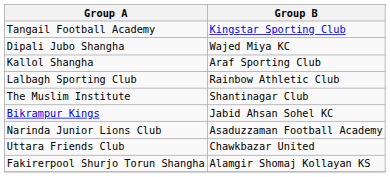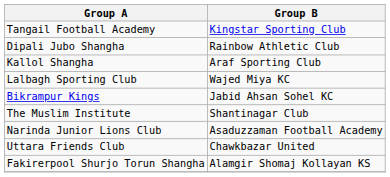(250, 46) Wajed Miya KC -> (275, 46) Rainbow Athletic Club
(275, 80) Rainbow Athletic Club -> (250, 80) Wajed Miya KC
rows swapped: (53, 113) <-> (69, 96)
